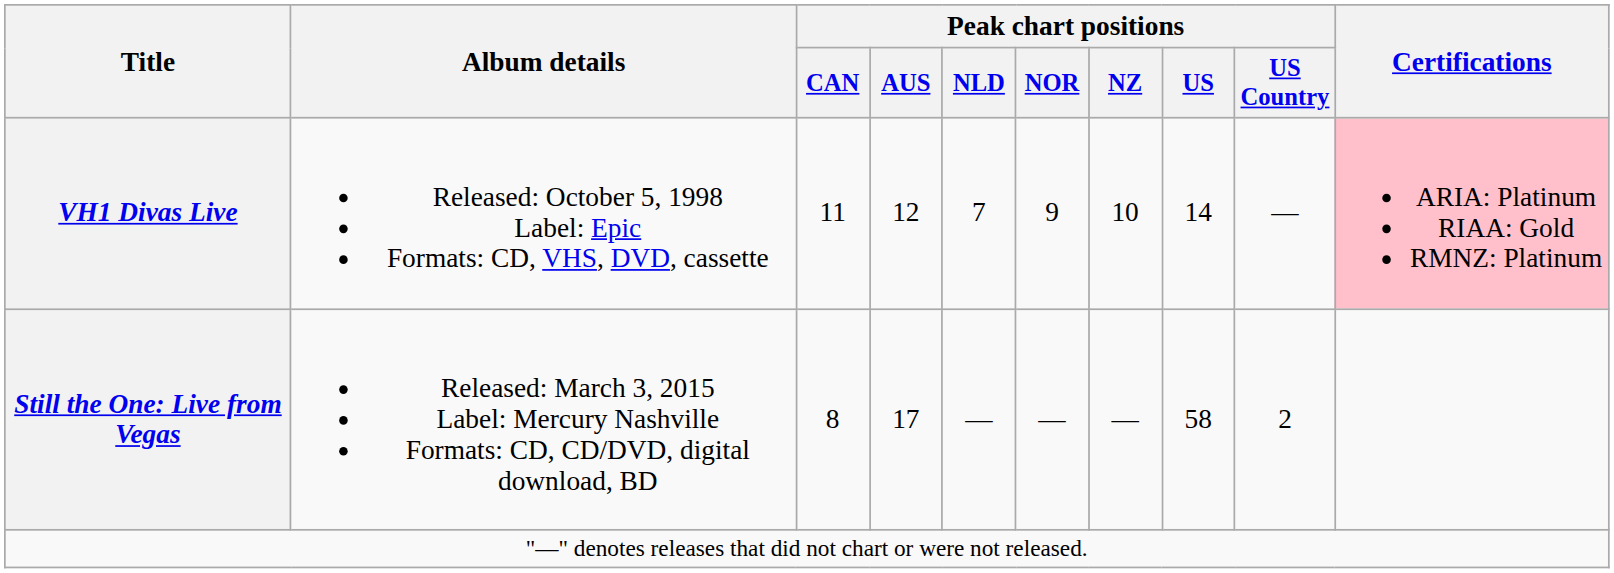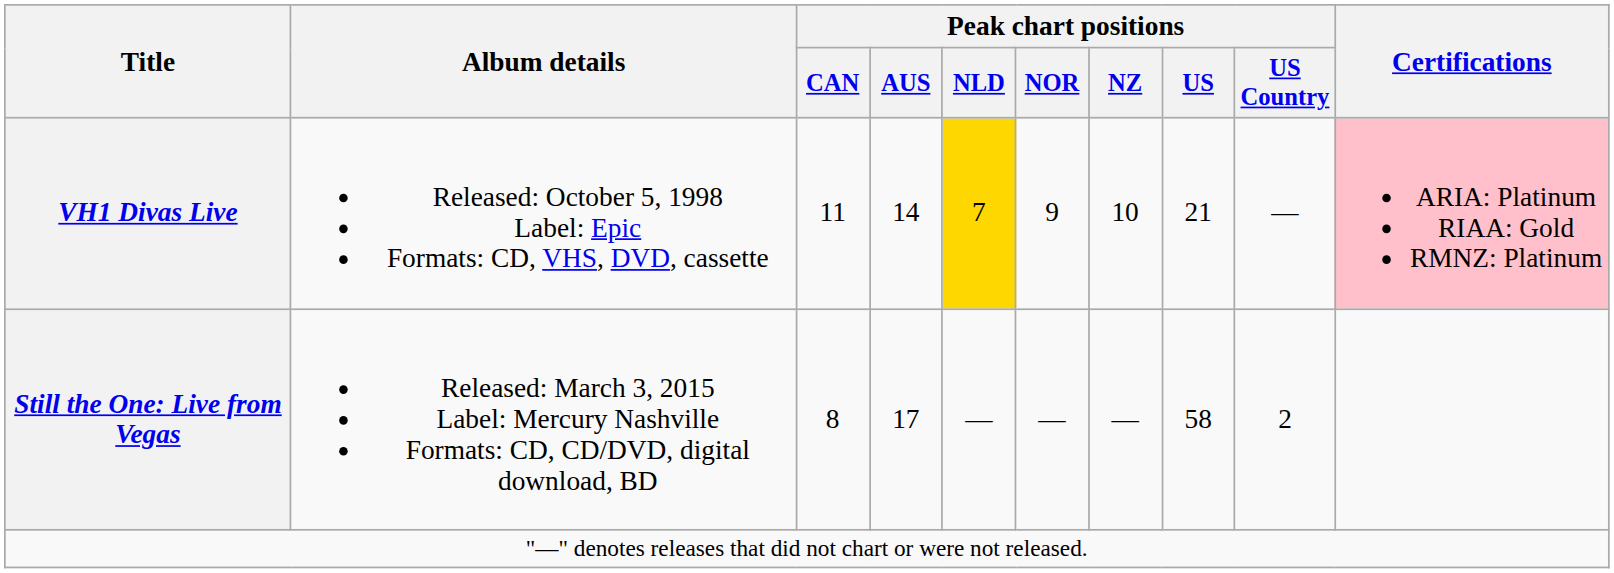(906, 212) 12 -> (906, 212) 14
(979, 212) no background -> (979, 212) gold background
(1198, 212) 14 -> (1198, 212) 21
